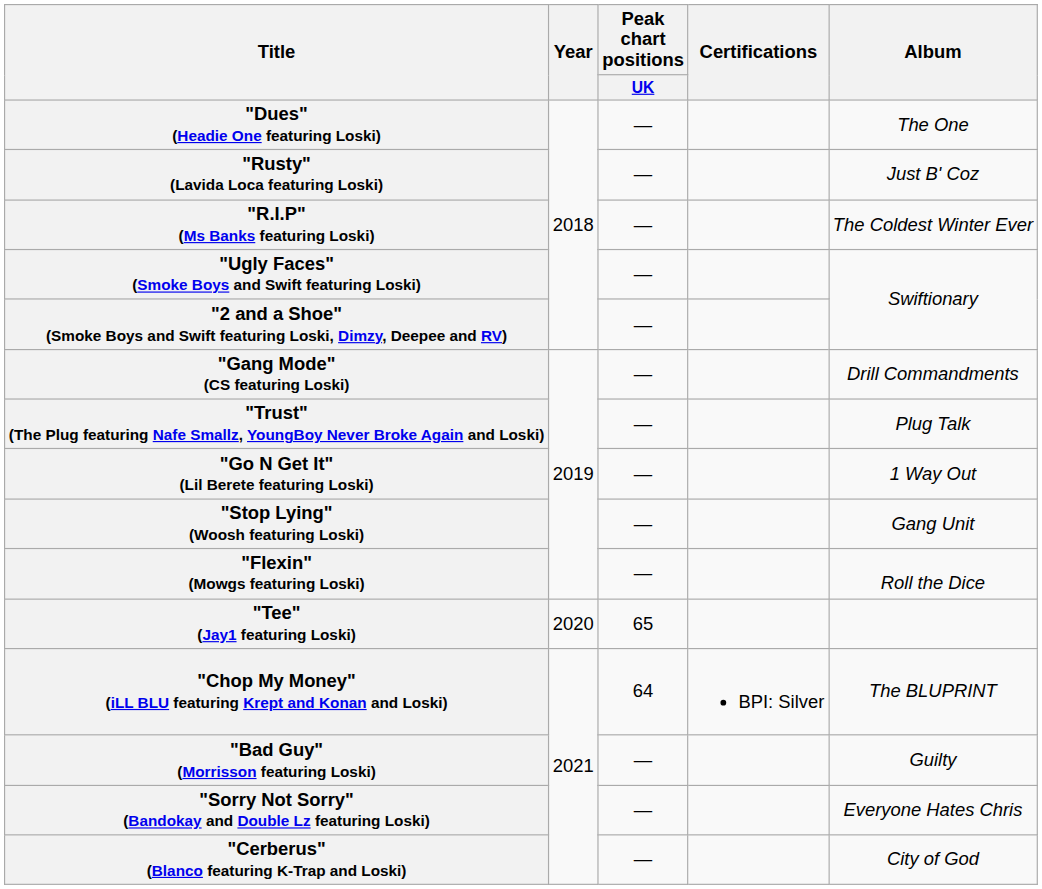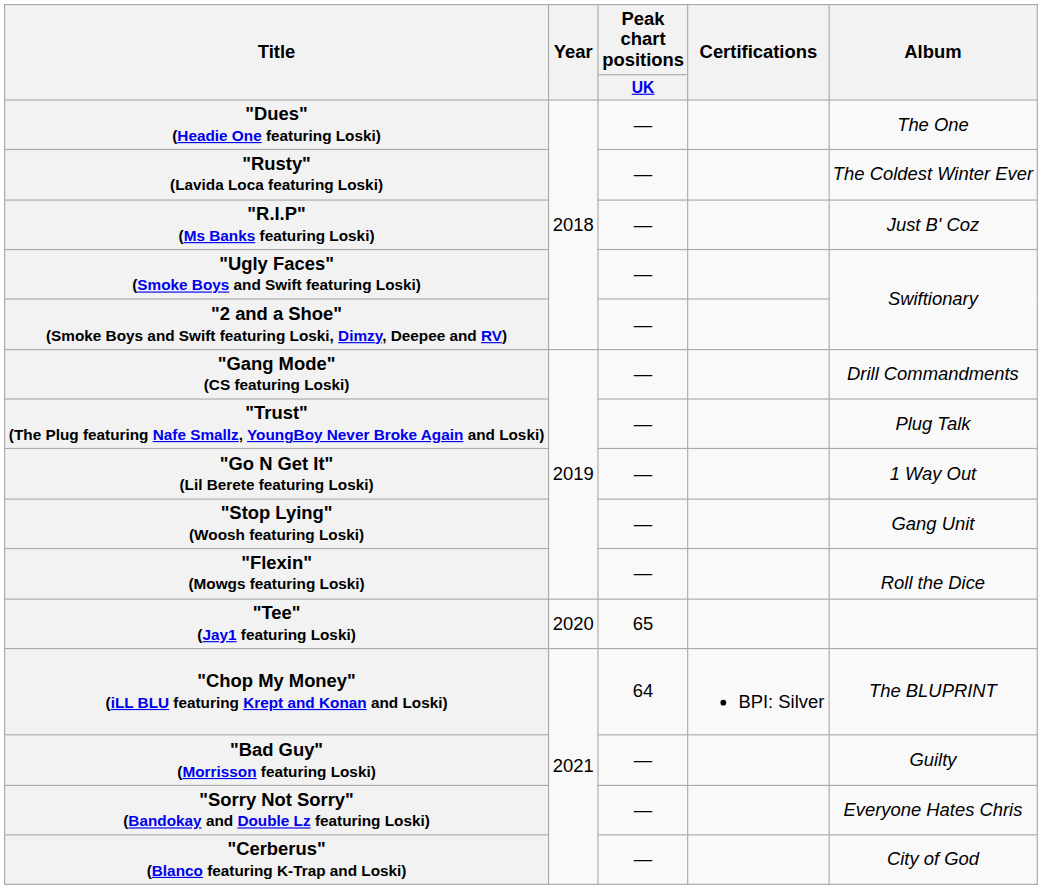(933, 174) Just B' Coz -> (933, 174) The Coldest Winter Ever
(933, 224) The Coldest Winter Ever -> (933, 224) Just B' Coz
